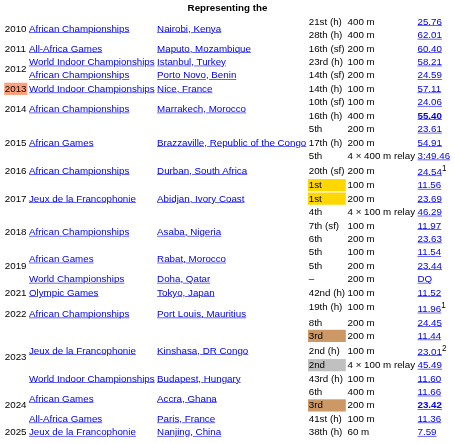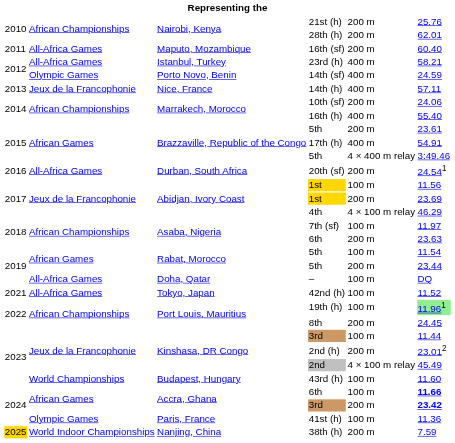(361, 21) 400 m -> (361, 21) 200 m
(361, 35) 400 m -> (361, 35) 200 m
(92, 62) World Indoor Championships -> (66, 62) All-Africa Games
(361, 62) 100 m -> (361, 62) 400 m
(79, 75) African Championships -> (64, 75) Olympic Games
(361, 75) 200 m -> (361, 75) 400 m
(16, 89) lightsalmon background -> (16, 89) no background
(92, 89) World Indoor Championships -> (82, 89) Jeux de la Francophonie
(361, 89) 100 m -> (361, 89) 400 m
(361, 102) 100 m -> (361, 102) 200 m
(430, 115) bold -> (430, 115) normal
(361, 142) 200 m -> (361, 142) 400 m
(79, 170) African Championships -> (66, 170) All-Africa Games
(77, 279) World Championships -> (66, 279) All-Africa Games
(361, 279) 200 m -> (361, 279) 100 m
(64, 292) Olympic Games -> (66, 292) All-Africa Games
(432, 307) no background -> (432, 307) lightgreen background
(361, 335) 200 m -> (361, 335) 100 m
(361, 350) 100 m -> (361, 350) 200 m
(92, 378) World Indoor Championships -> (77, 378) World Championships
(361, 392) 400 m -> (361, 392) 100 m
(429, 392) normal -> (429, 392) bold
(66, 419) All-Africa Games -> (64, 419) Olympic Games
(16, 432) no background -> (16, 432) gold background
(82, 432) Jeux de la Francophonie -> (92, 432) World Indoor Championships
(358, 432) 60 m -> (361, 432) 200 m
